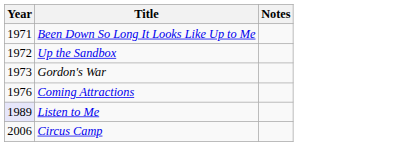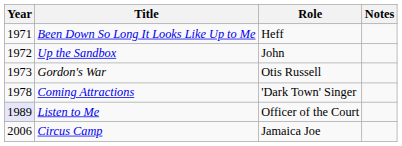+ column: (310, 14)
(20, 92) 1976 -> (20, 92) 1978
